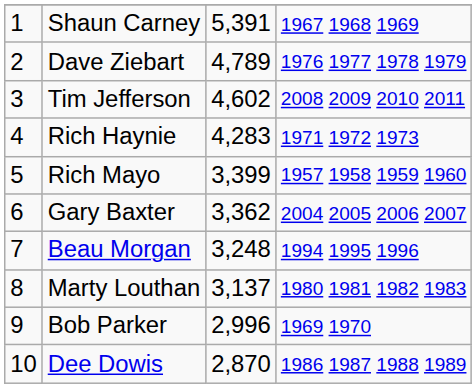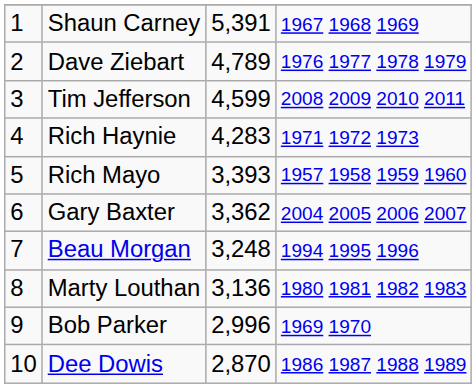(241, 99) 4,602 -> (241, 99) 4,599
(241, 174) 3,399 -> (241, 174) 3,393
(241, 288) 3,137 -> (241, 288) 3,136
